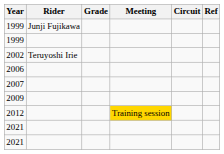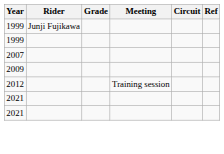- row: (15, 55)
- row: (15, 70)
(141, 113) gold background -> (141, 84) no background
